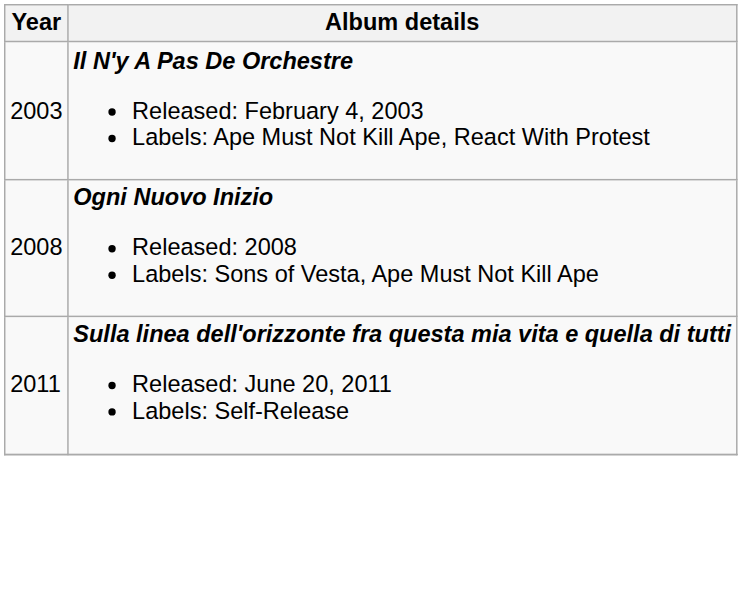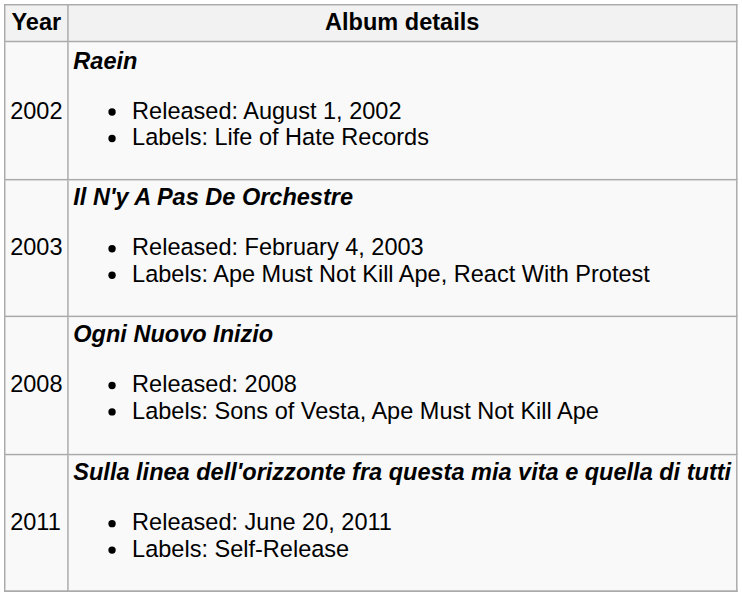+ row: (402, 99)
